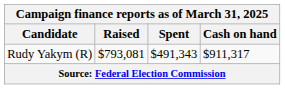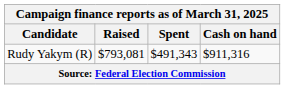(226, 53) $911,317 -> (226, 53) $911,316
